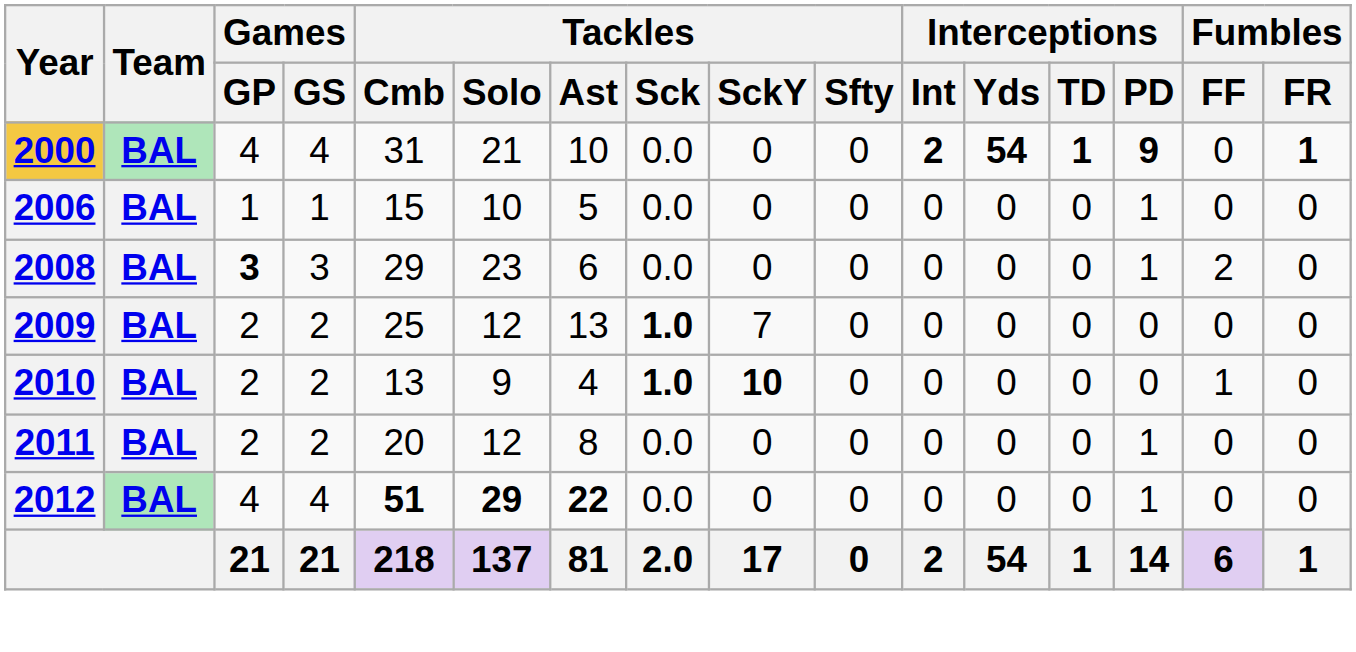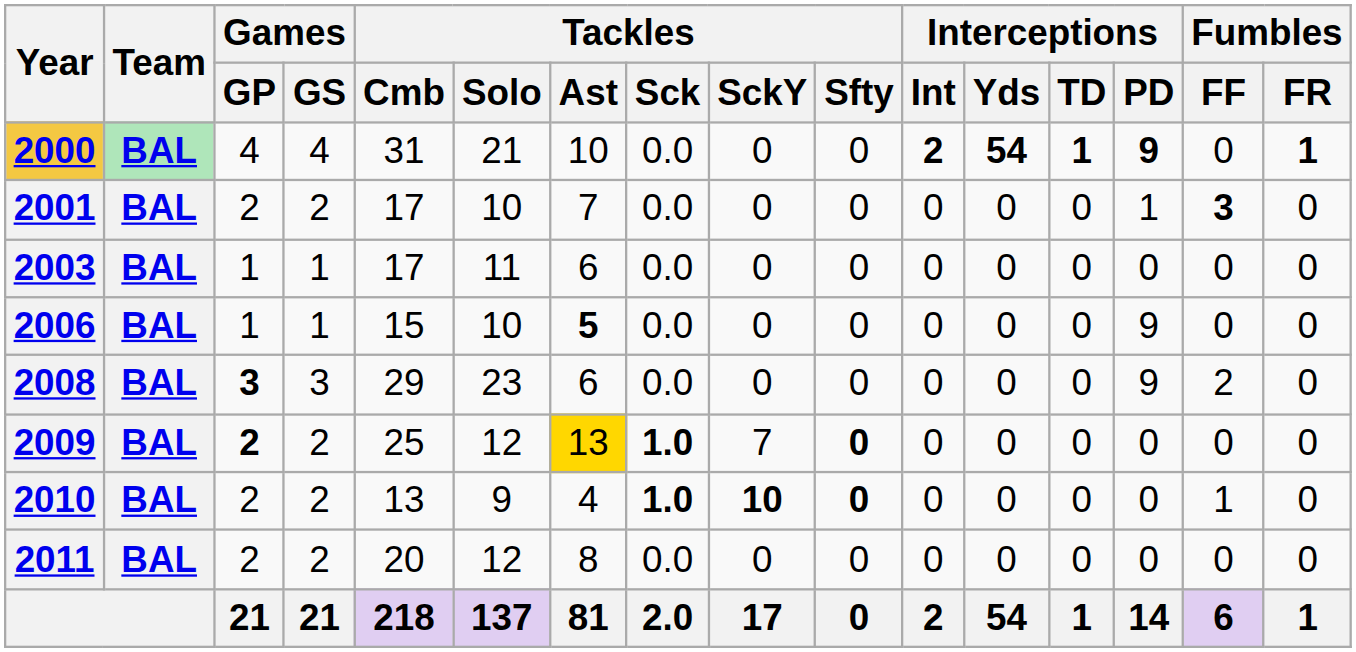+ row: (55, 208)
+ row: (55, 267)
(588, 208) normal -> (588, 325) bold
(1149, 208) 1 -> (1149, 325) 9
(1149, 267) 1 -> (1149, 383) 9
(249, 325) normal -> (249, 442) bold
(588, 325) no background -> (588, 442) gold background
(859, 325) normal -> (859, 442) bold
(859, 383) normal -> (859, 500) bold
(1149, 442) 1 -> (1149, 558) 0
- row: (55, 500)
